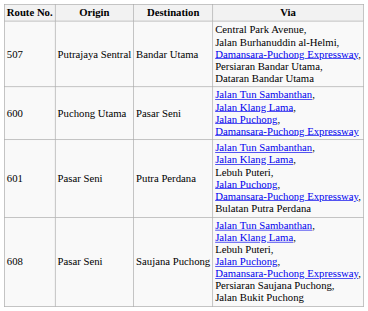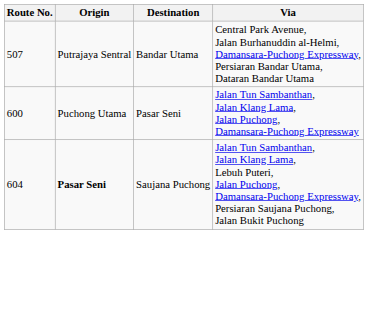- row: (166, 178)
(15, 261) 608 -> (15, 184) 604
(80, 261) normal -> (82, 184) bold
